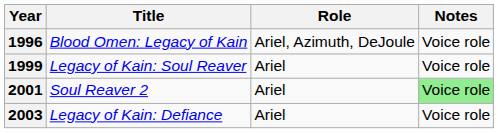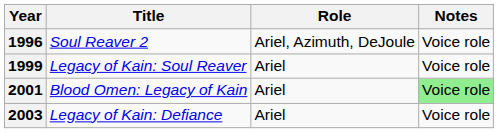(149, 41) Blood Omen: Legacy of Kain -> (99, 41) Soul Reaver 2
(99, 90) Soul Reaver 2 -> (149, 90) Blood Omen: Legacy of Kain
